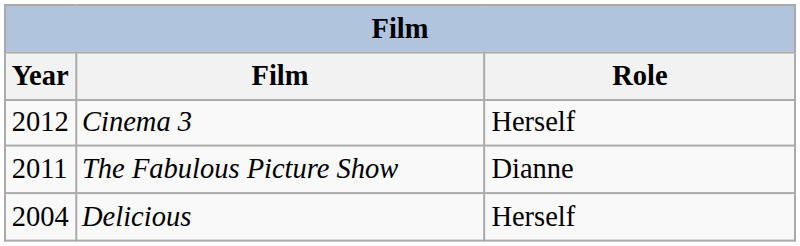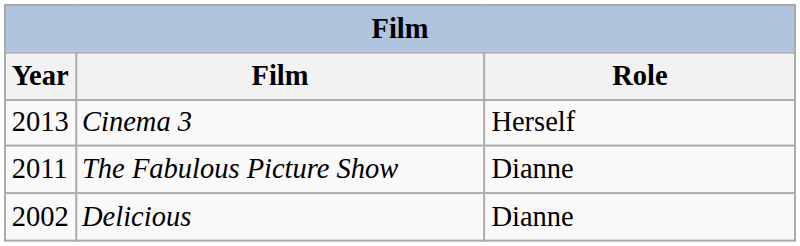(40, 122) 2012 -> (40, 122) 2013
(40, 216) 2004 -> (40, 216) 2002
(533, 216) Herself -> (533, 216) Dianne
